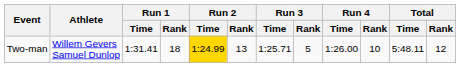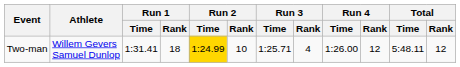(241, 49) 13 -> (241, 49) 10
(308, 49) 5 -> (308, 49) 4
(375, 49) 10 -> (375, 49) 12
